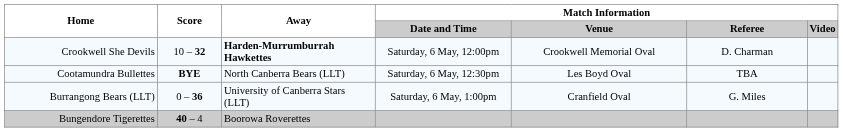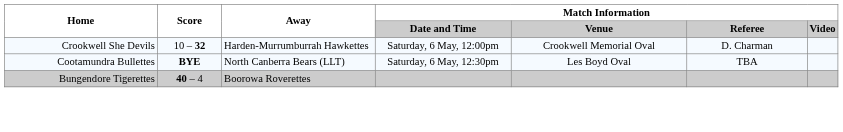(279, 51) bold -> (296, 45) normal
- row: (102, 96)
